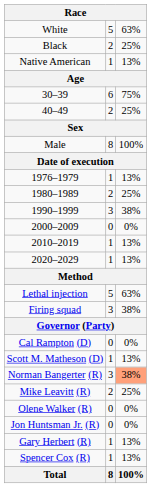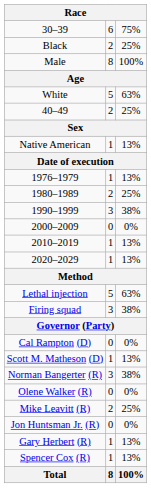rows swapped: (55, 29) <-> (55, 95)
rows swapped: (55, 62) <-> (55, 144)
(131, 375) lightsalmon background -> (131, 375) no background
rows swapped: (55, 392) <-> (55, 408)
